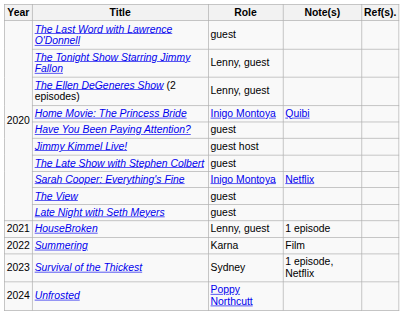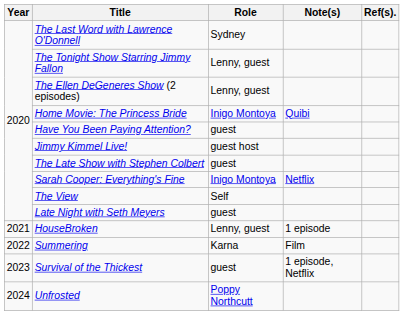(223, 35) guest -> (228, 35) Sydney
(223, 196) guest -> (220, 196) Self
(228, 268) Sydney -> (223, 268) guest
